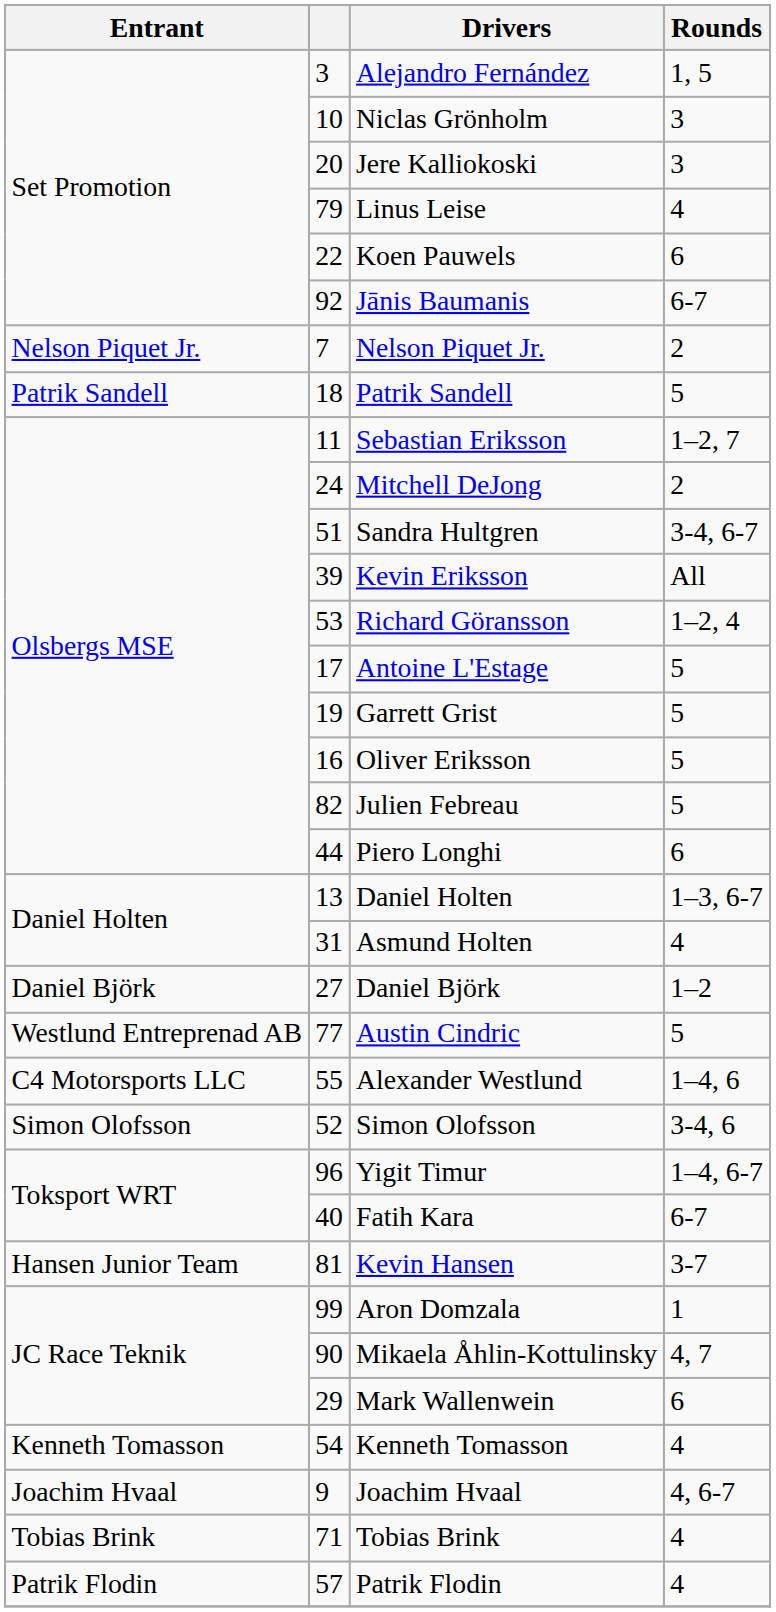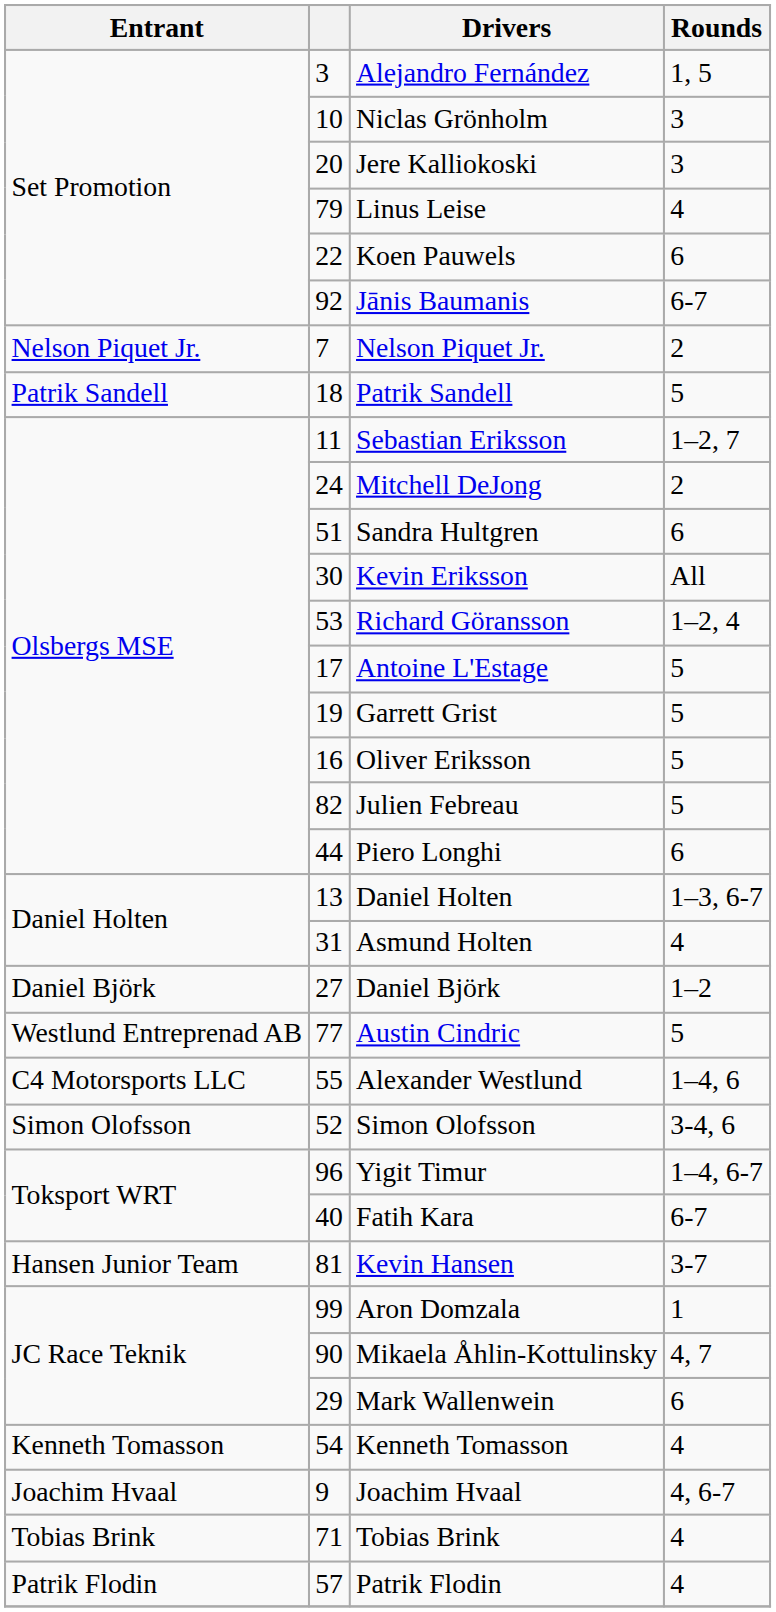(714, 530) 3-4, 6-7 -> (677, 530) 6
(329, 576) 39 -> (329, 576) 30
